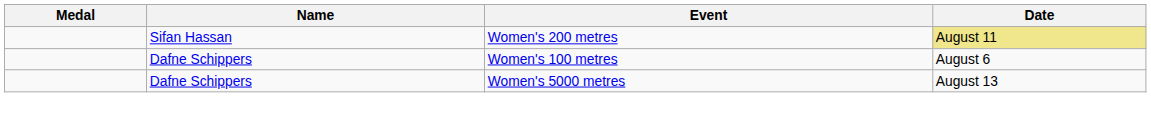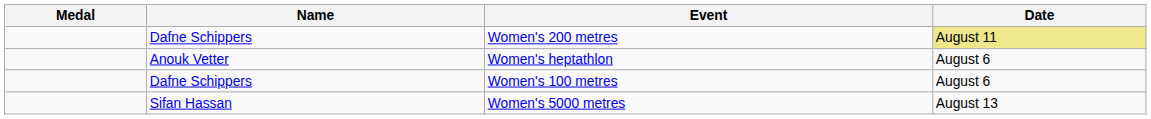(191, 38) Sifan Hassan -> (201, 38) Dafne Schippers
+ row: (550, 59)
(201, 81) Dafne Schippers -> (191, 103) Sifan Hassan
